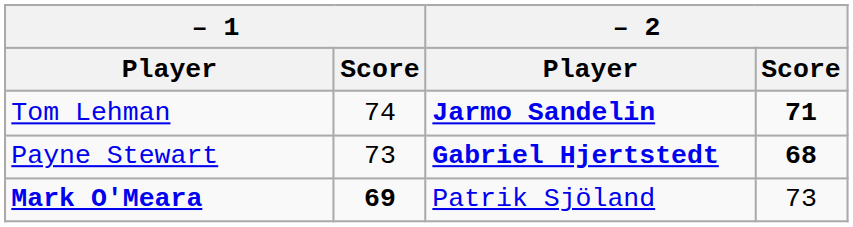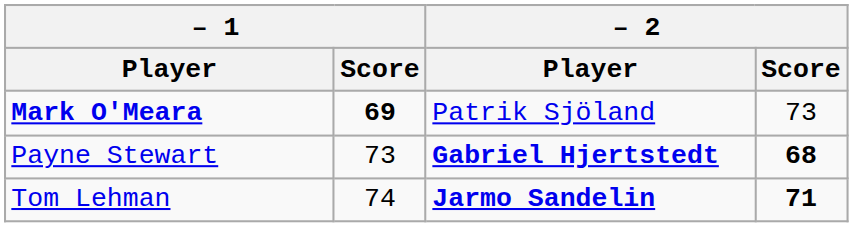rows swapped: (107, 200) <-> (91, 113)
